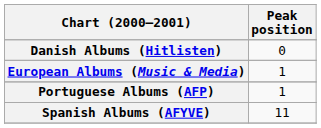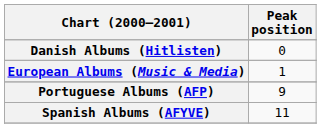(282, 92) 1 -> (282, 92) 9
